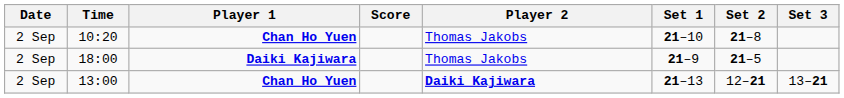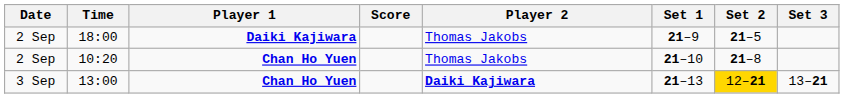rows swapped: (98, 37) <-> (98, 59)
(36, 81) 2 Sep -> (36, 81) 3 Sep
(746, 81) no background -> (746, 81) gold background
